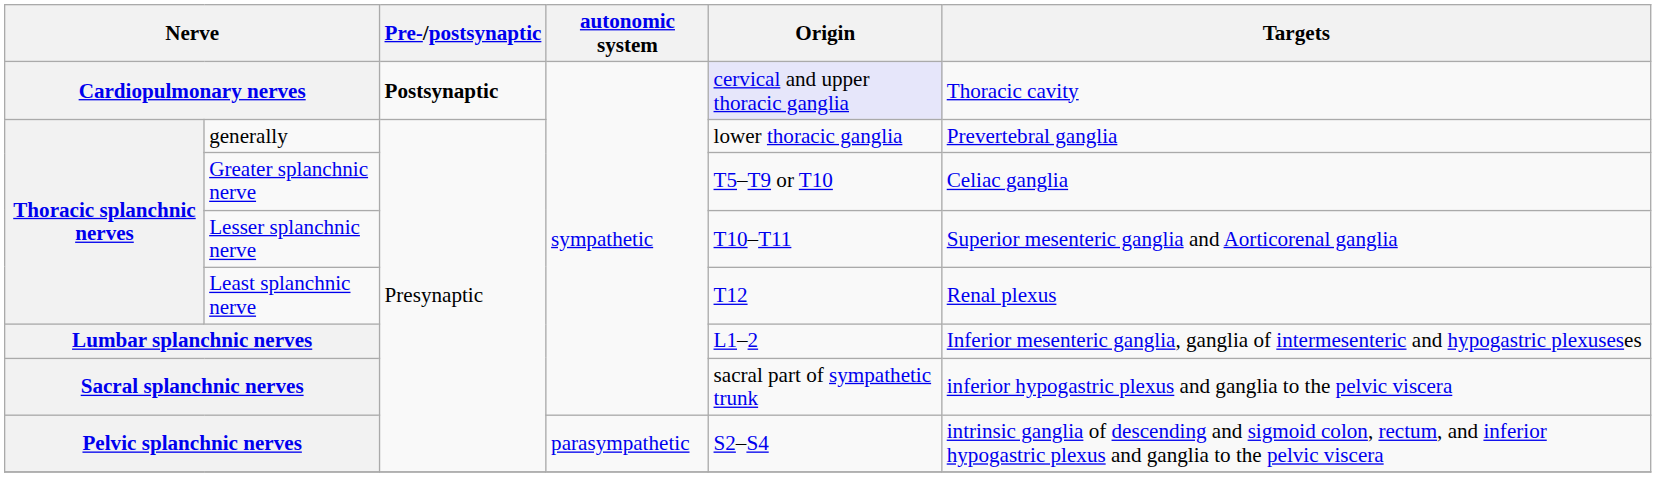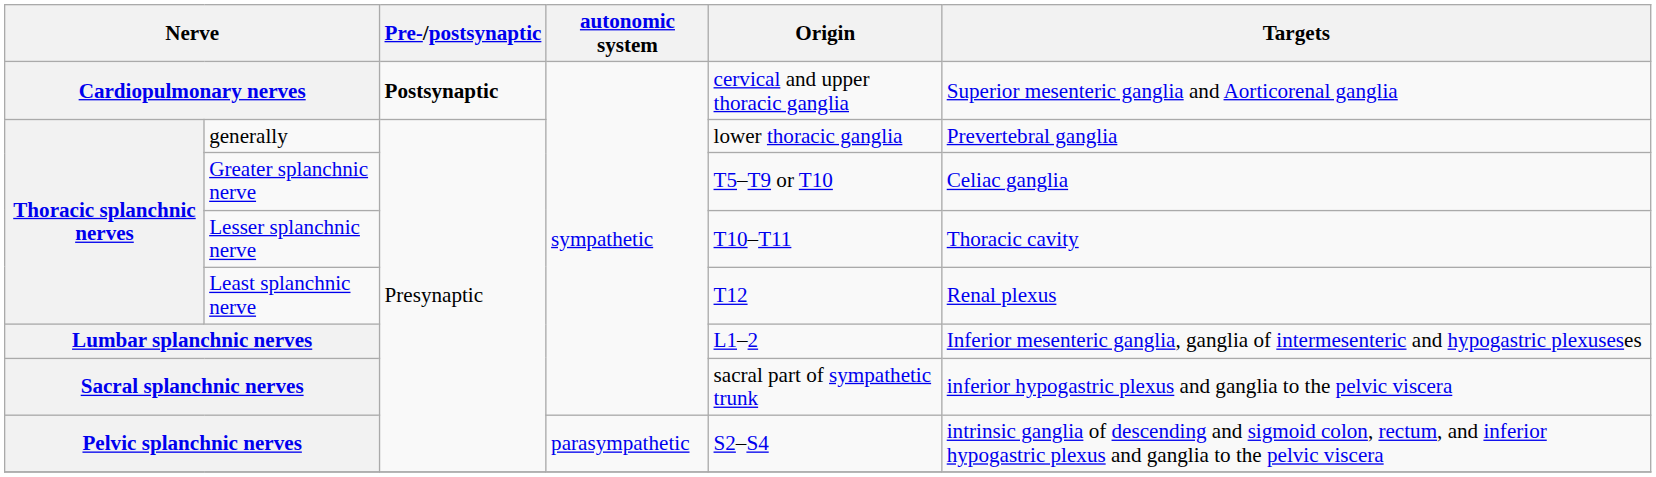(792, 90) lavender background -> (792, 90) no background
(1013, 90) Thoracic cavity -> (1172, 90) Superior mesenteric ganglia and Aorticorenal ganglia
(1172, 238) Superior mesenteric ganglia and Aorticorenal ganglia -> (1013, 238) Thoracic cavity
